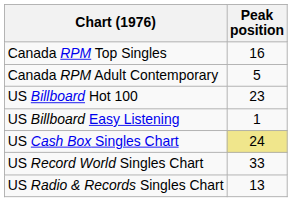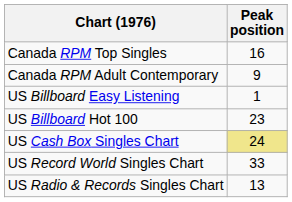(257, 75) 5 -> (257, 75) 9
rows swapped: (73, 97) <-> (94, 119)
